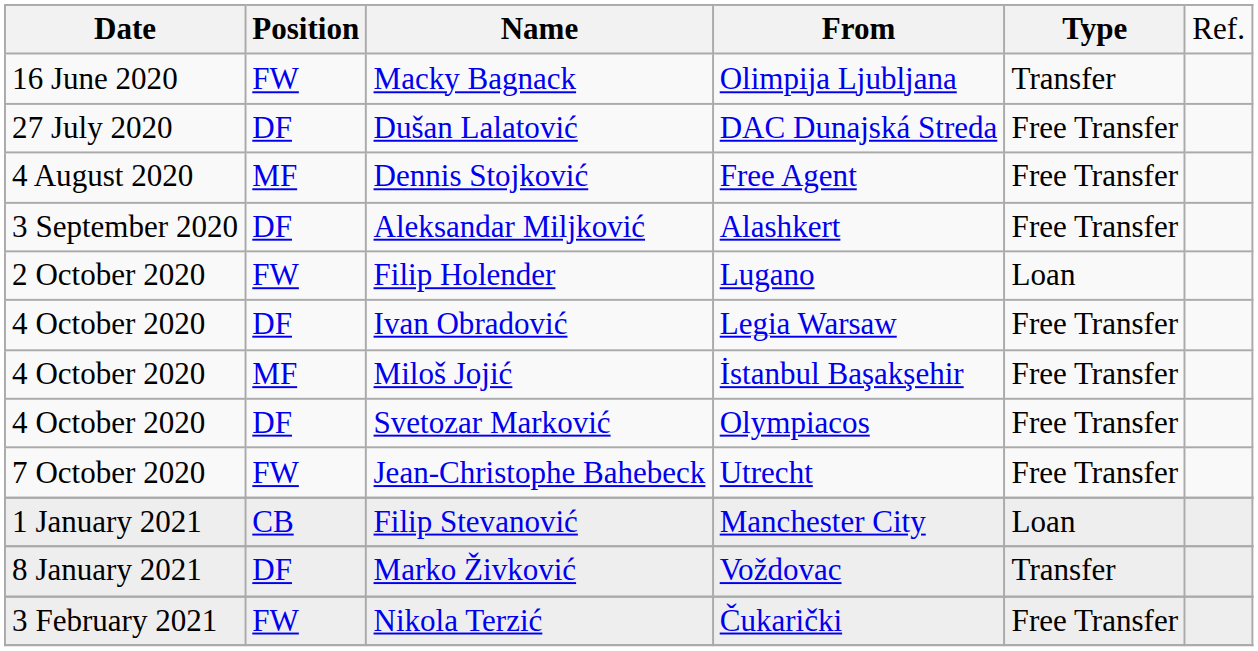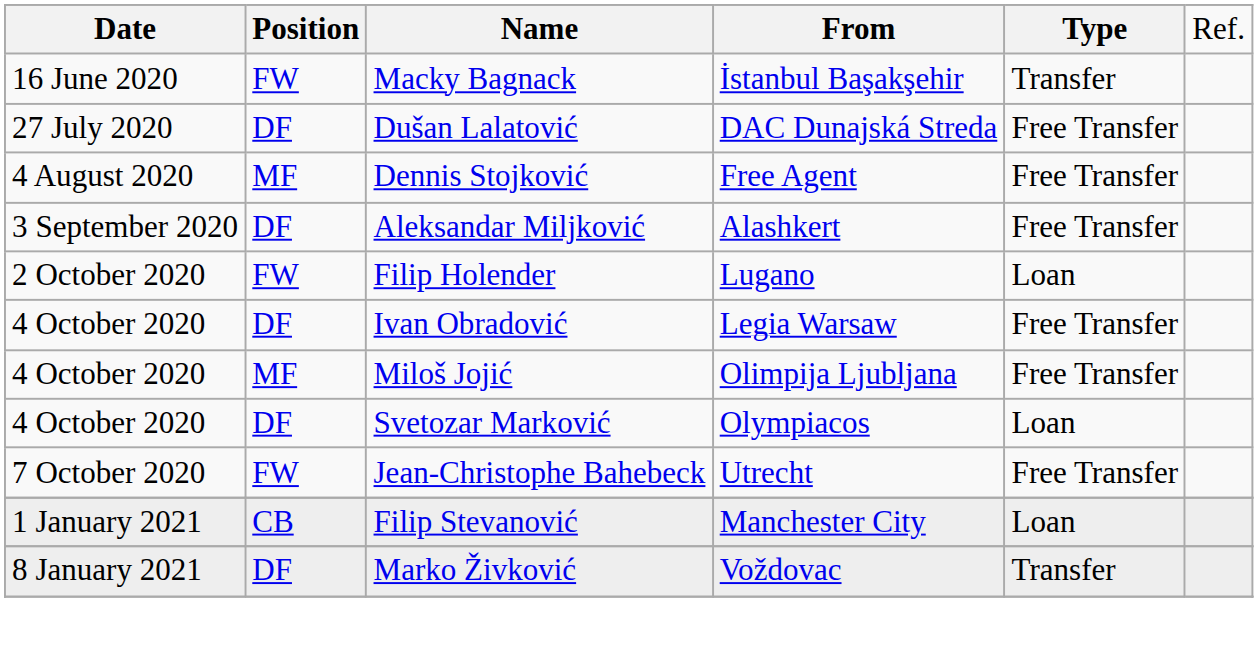(838, 78) Olimpija Ljubljana -> (842, 78) İstanbul Başakşehir
(842, 373) İstanbul Başakşehir -> (838, 373) Olimpija Ljubljana
(1095, 422) Free Transfer -> (1044, 422) Loan
- row: (458, 619)
